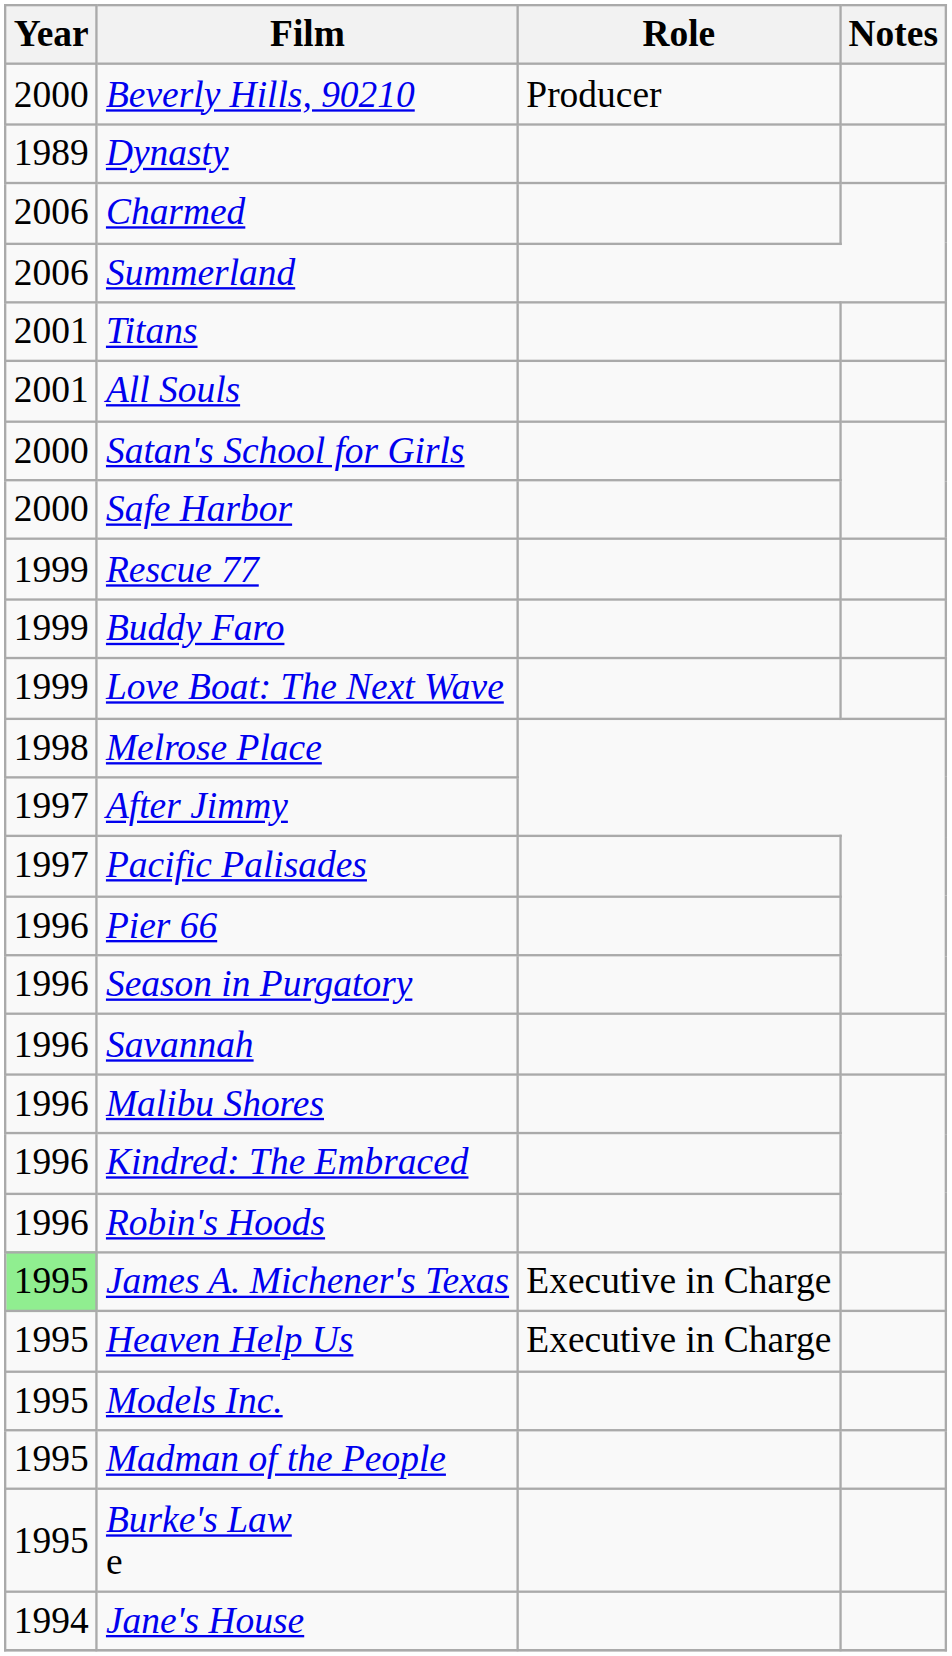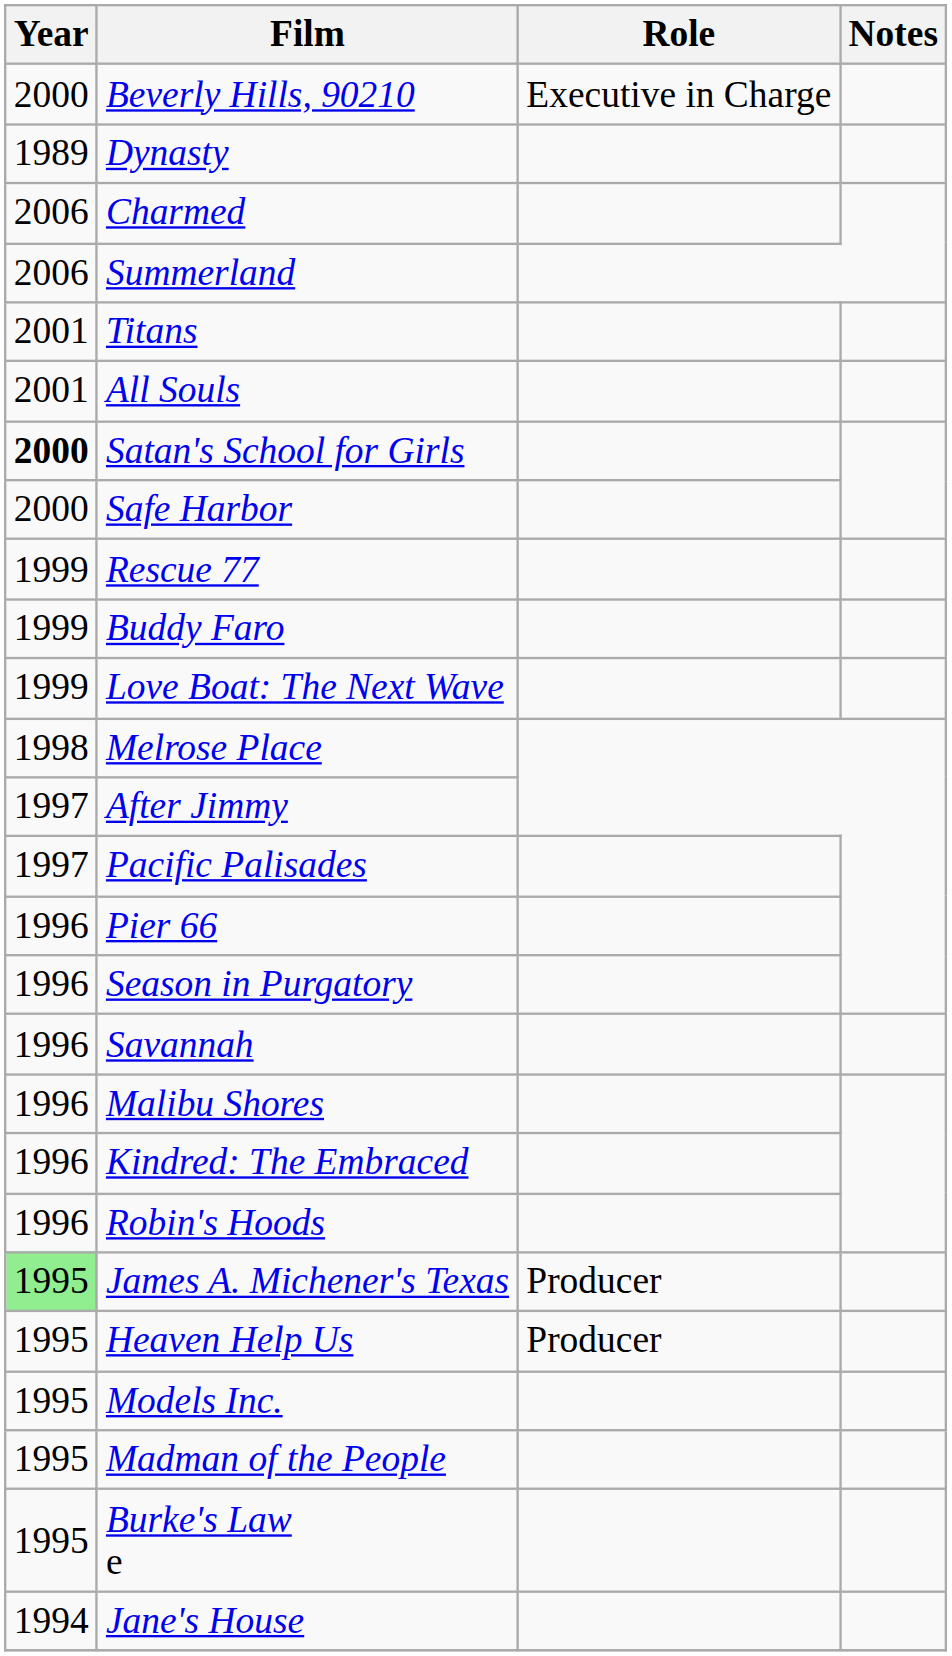(594, 93) Producer -> (679, 93) Executive in Charge
(51, 449) normal -> (51, 449) bold
(679, 1281) Executive in Charge -> (594, 1281) Producer
(679, 1340) Executive in Charge -> (594, 1340) Producer
